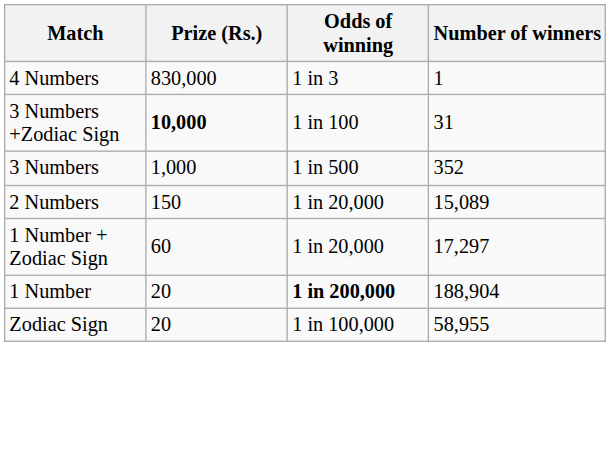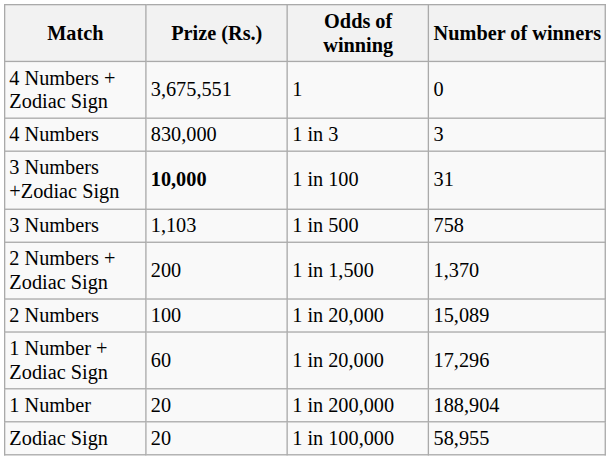+ row: (62, 90)
(439, 78) 1 -> (439, 135) 3
(174, 168) 1,000 -> (174, 225) 1,103
(449, 168) 352 -> (449, 225) 758
+ row: (62, 270)
(166, 201) 150 -> (166, 315) 100
(461, 246) 17,297 -> (461, 360) 17,296
(344, 291) bold -> (343, 405) normal
